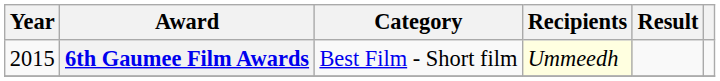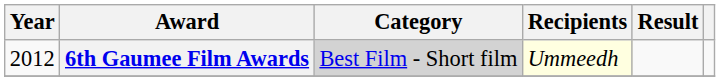(32, 57) 2015 -> (32, 57) 2012
(418, 57) no background -> (418, 57) lightgrey background
